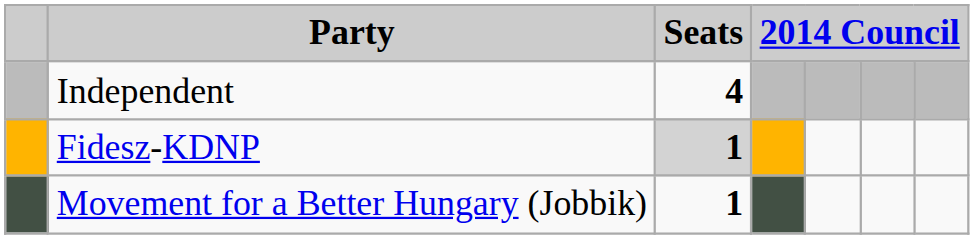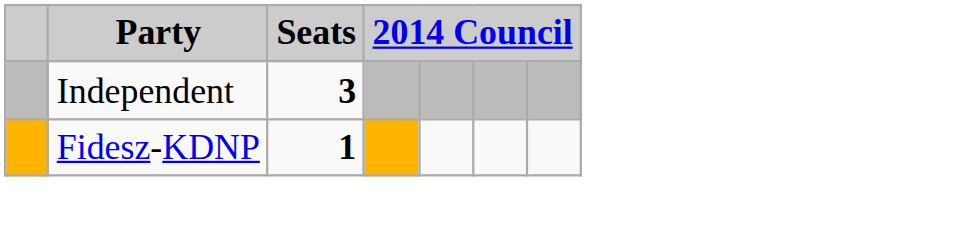(734, 89) 4 -> (347, 89) 3
(734, 146) lightgrey background -> (347, 146) no background
- row: (352, 203)
